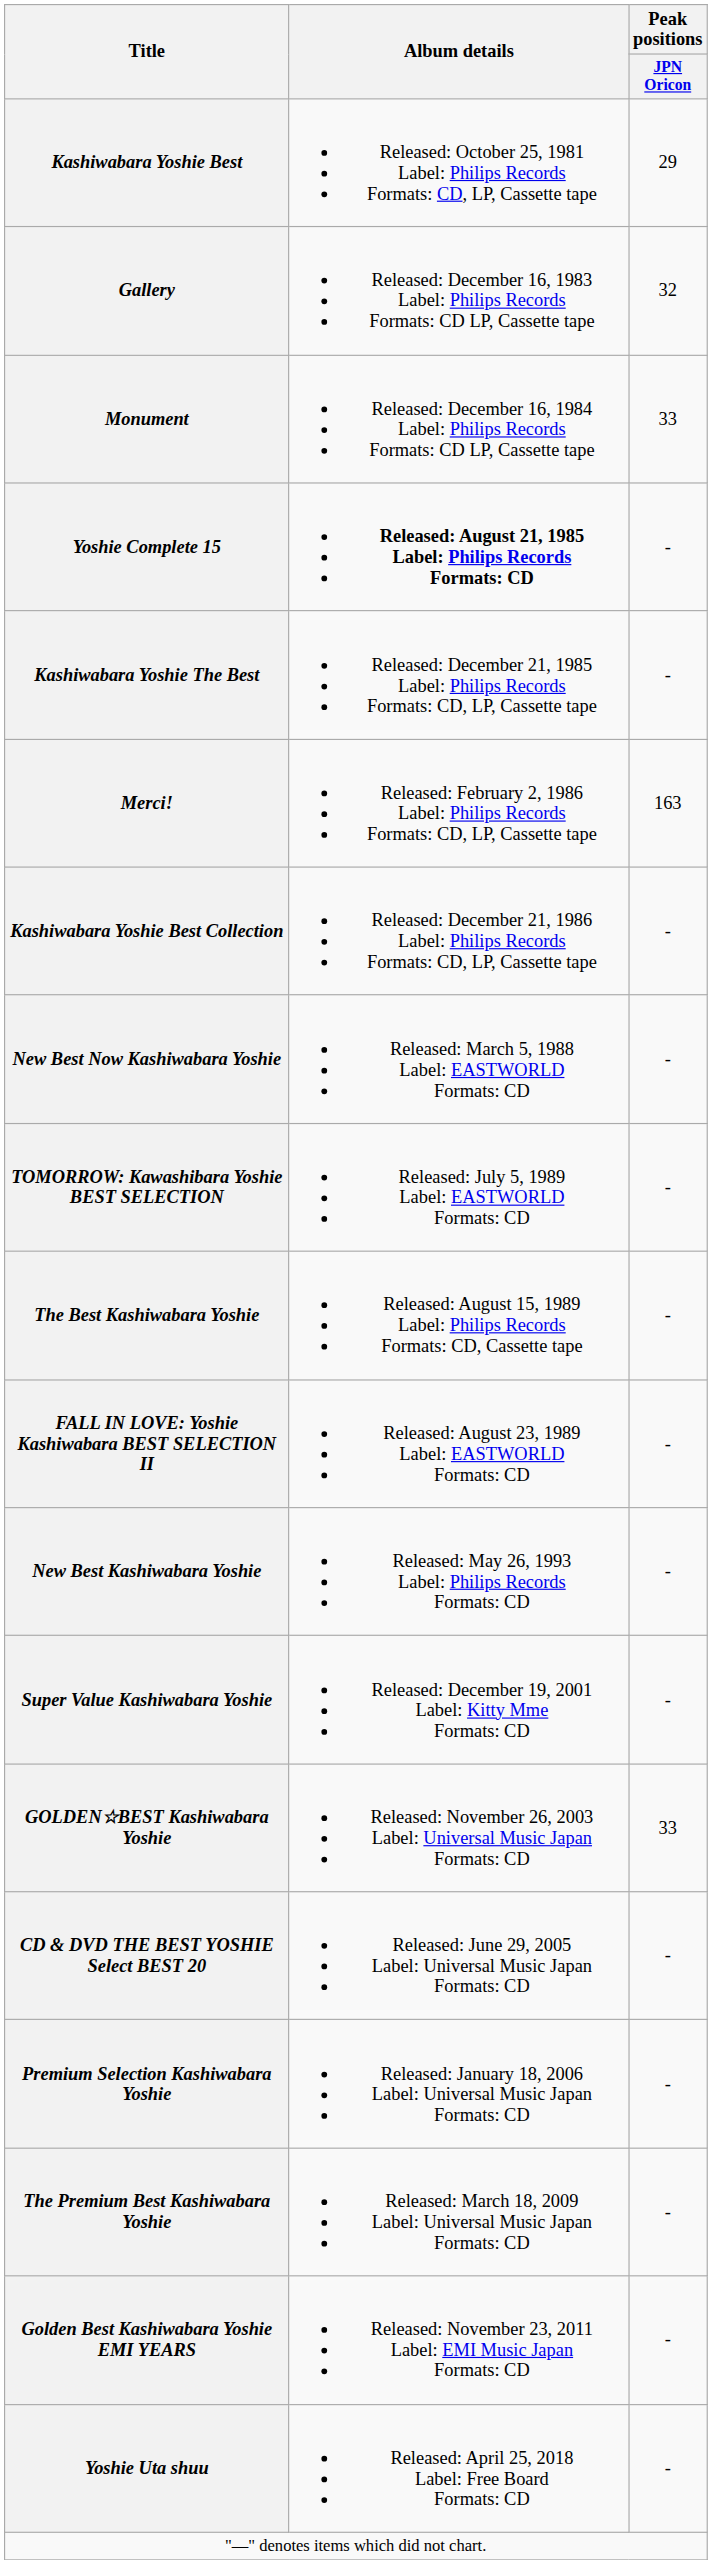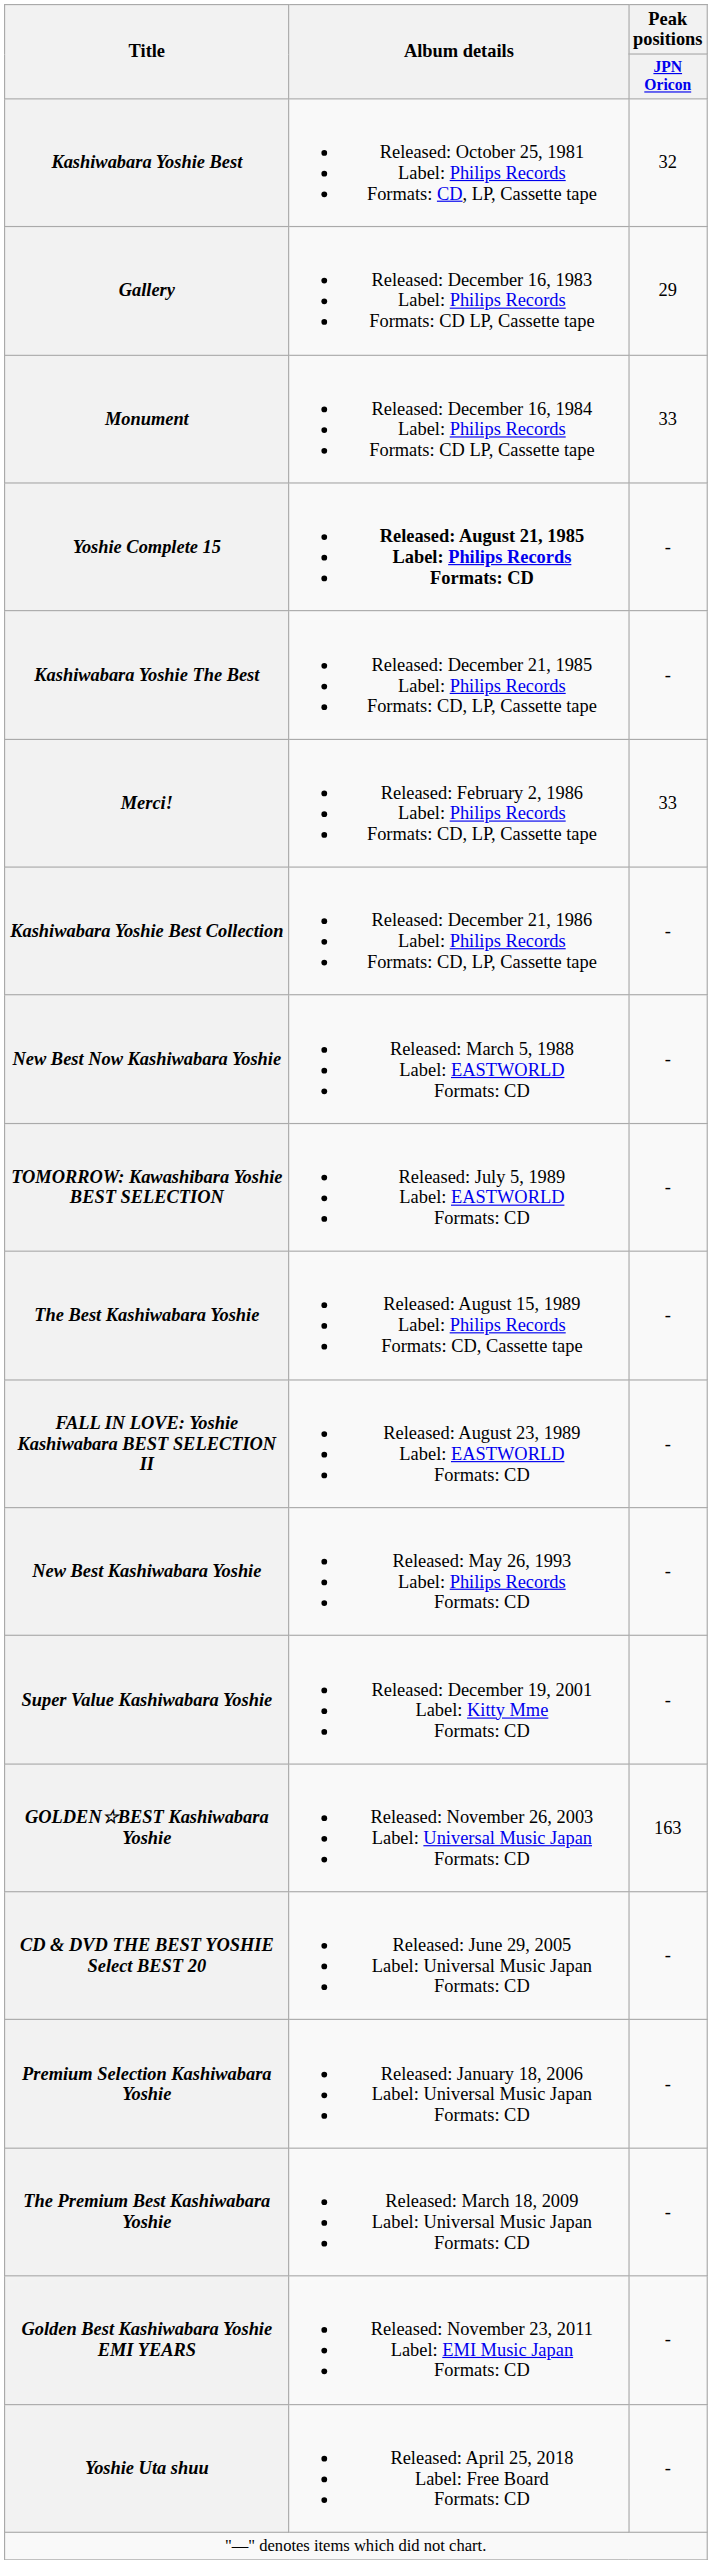(668, 162) 29 -> (668, 162) 32
(668, 290) 32 -> (668, 290) 29
(668, 803) 163 -> (668, 803) 33
(668, 1827) 33 -> (668, 1827) 163
